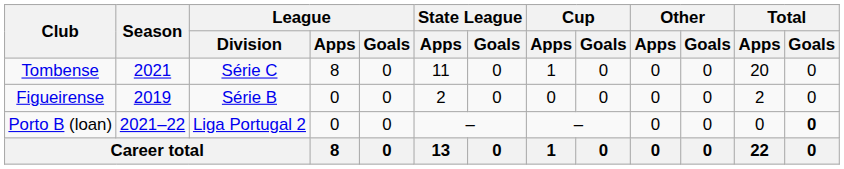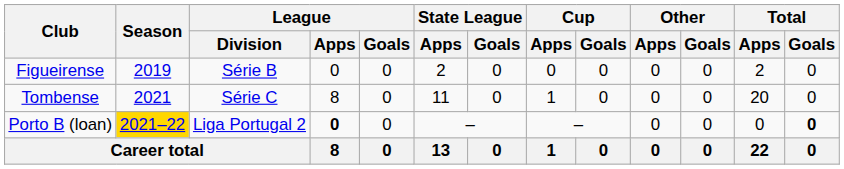rows swapped: (60, 97) <-> (60, 71)
(153, 124) no background -> (153, 124) gold background
(335, 124) normal -> (335, 124) bold
